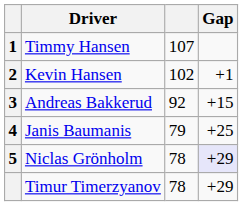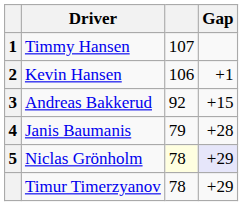(182, 74) 102 -> (182, 74) 106
(220, 131) +25 -> (220, 131) +28
(177, 159) no background -> (177, 159) lightyellow background
